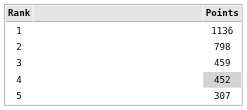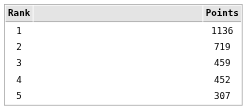(222, 47) 798 -> (222, 47) 719
(222, 80) lightgrey background -> (222, 80) no background
